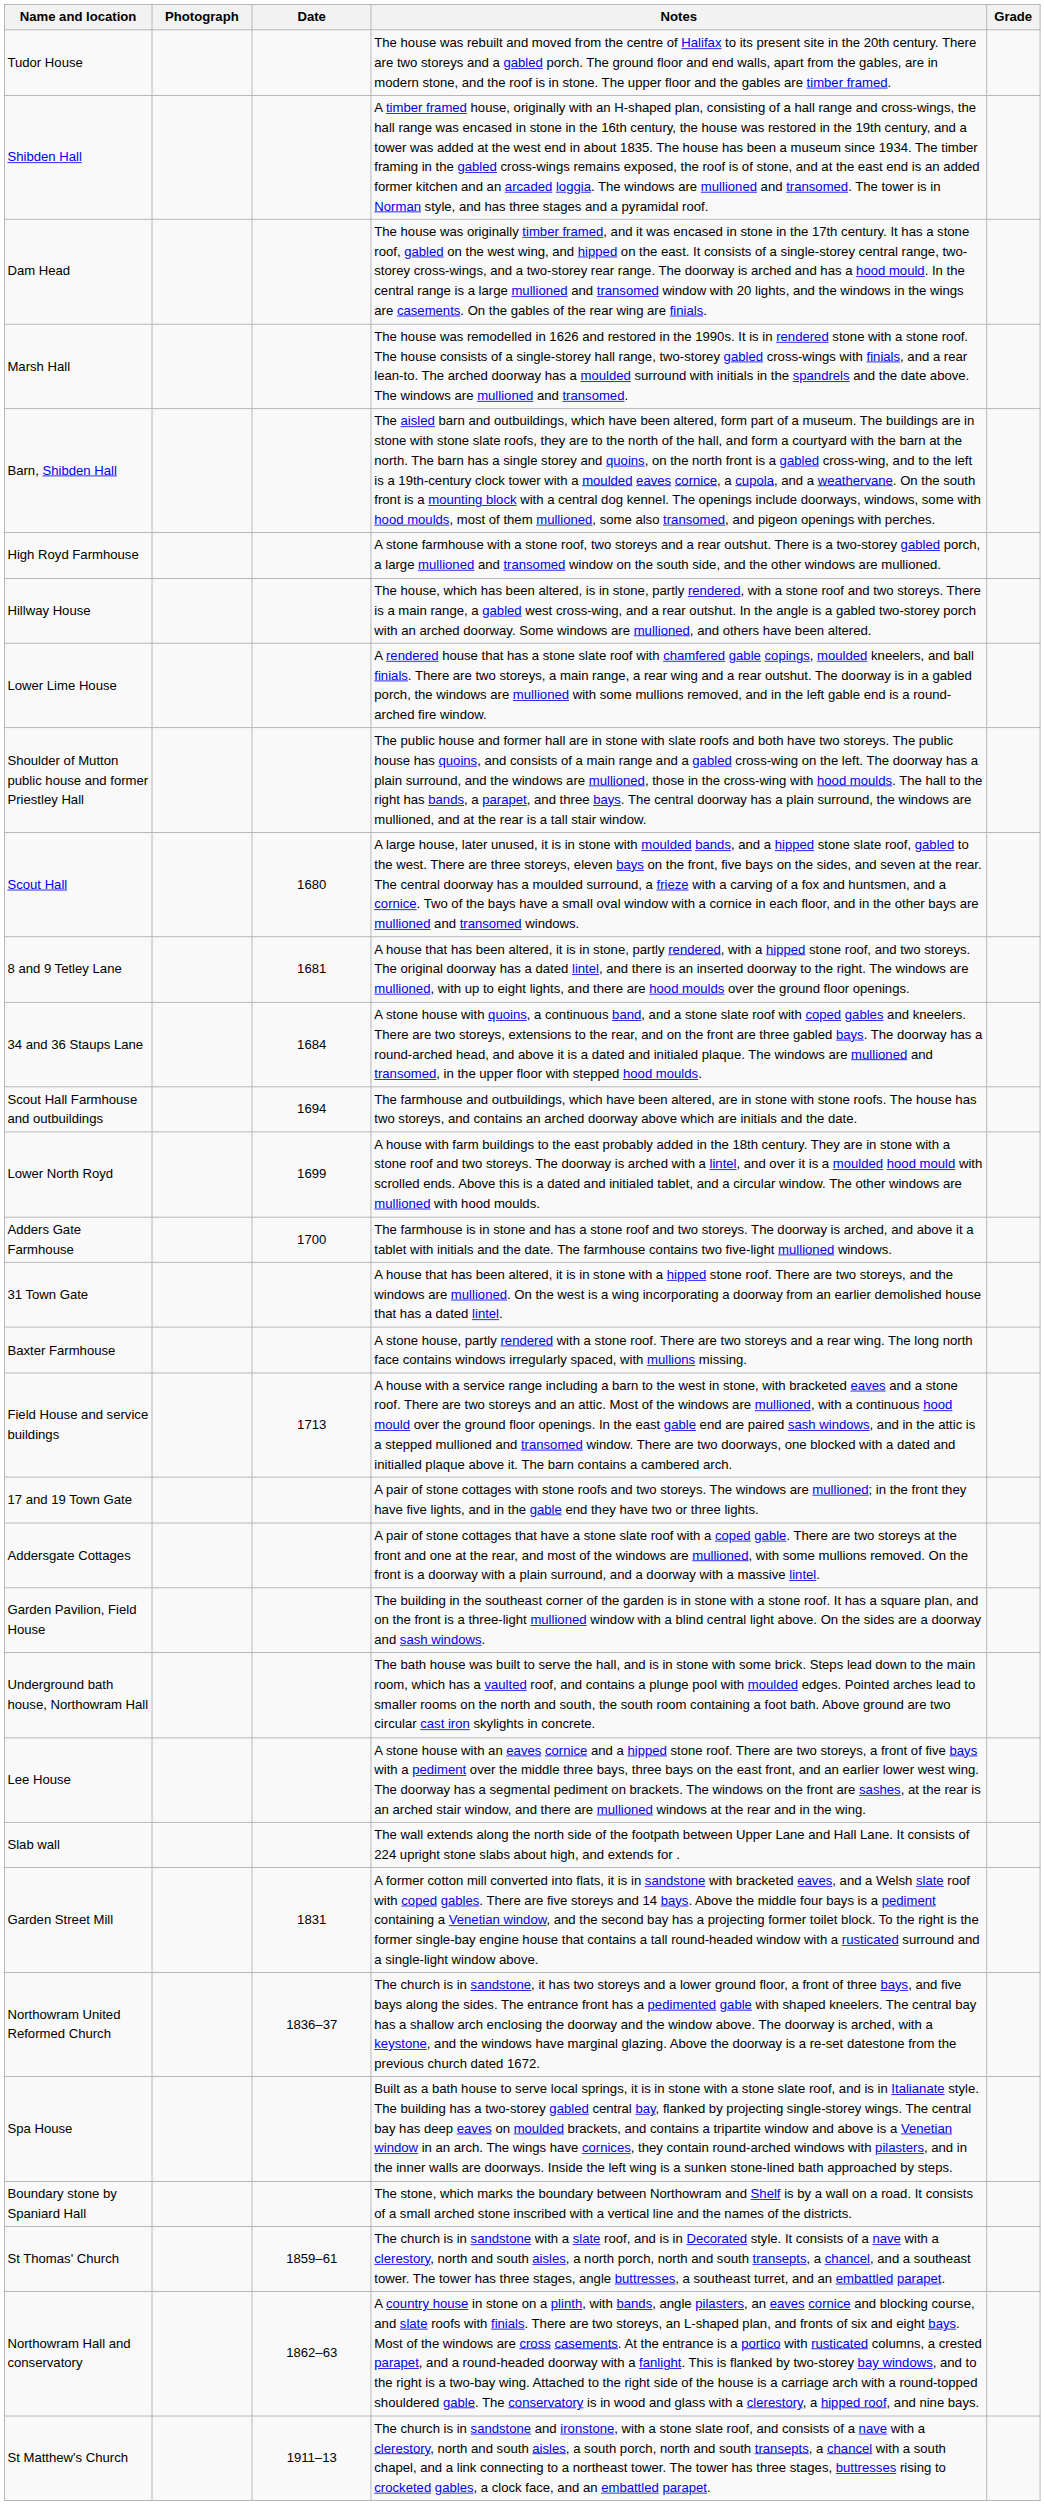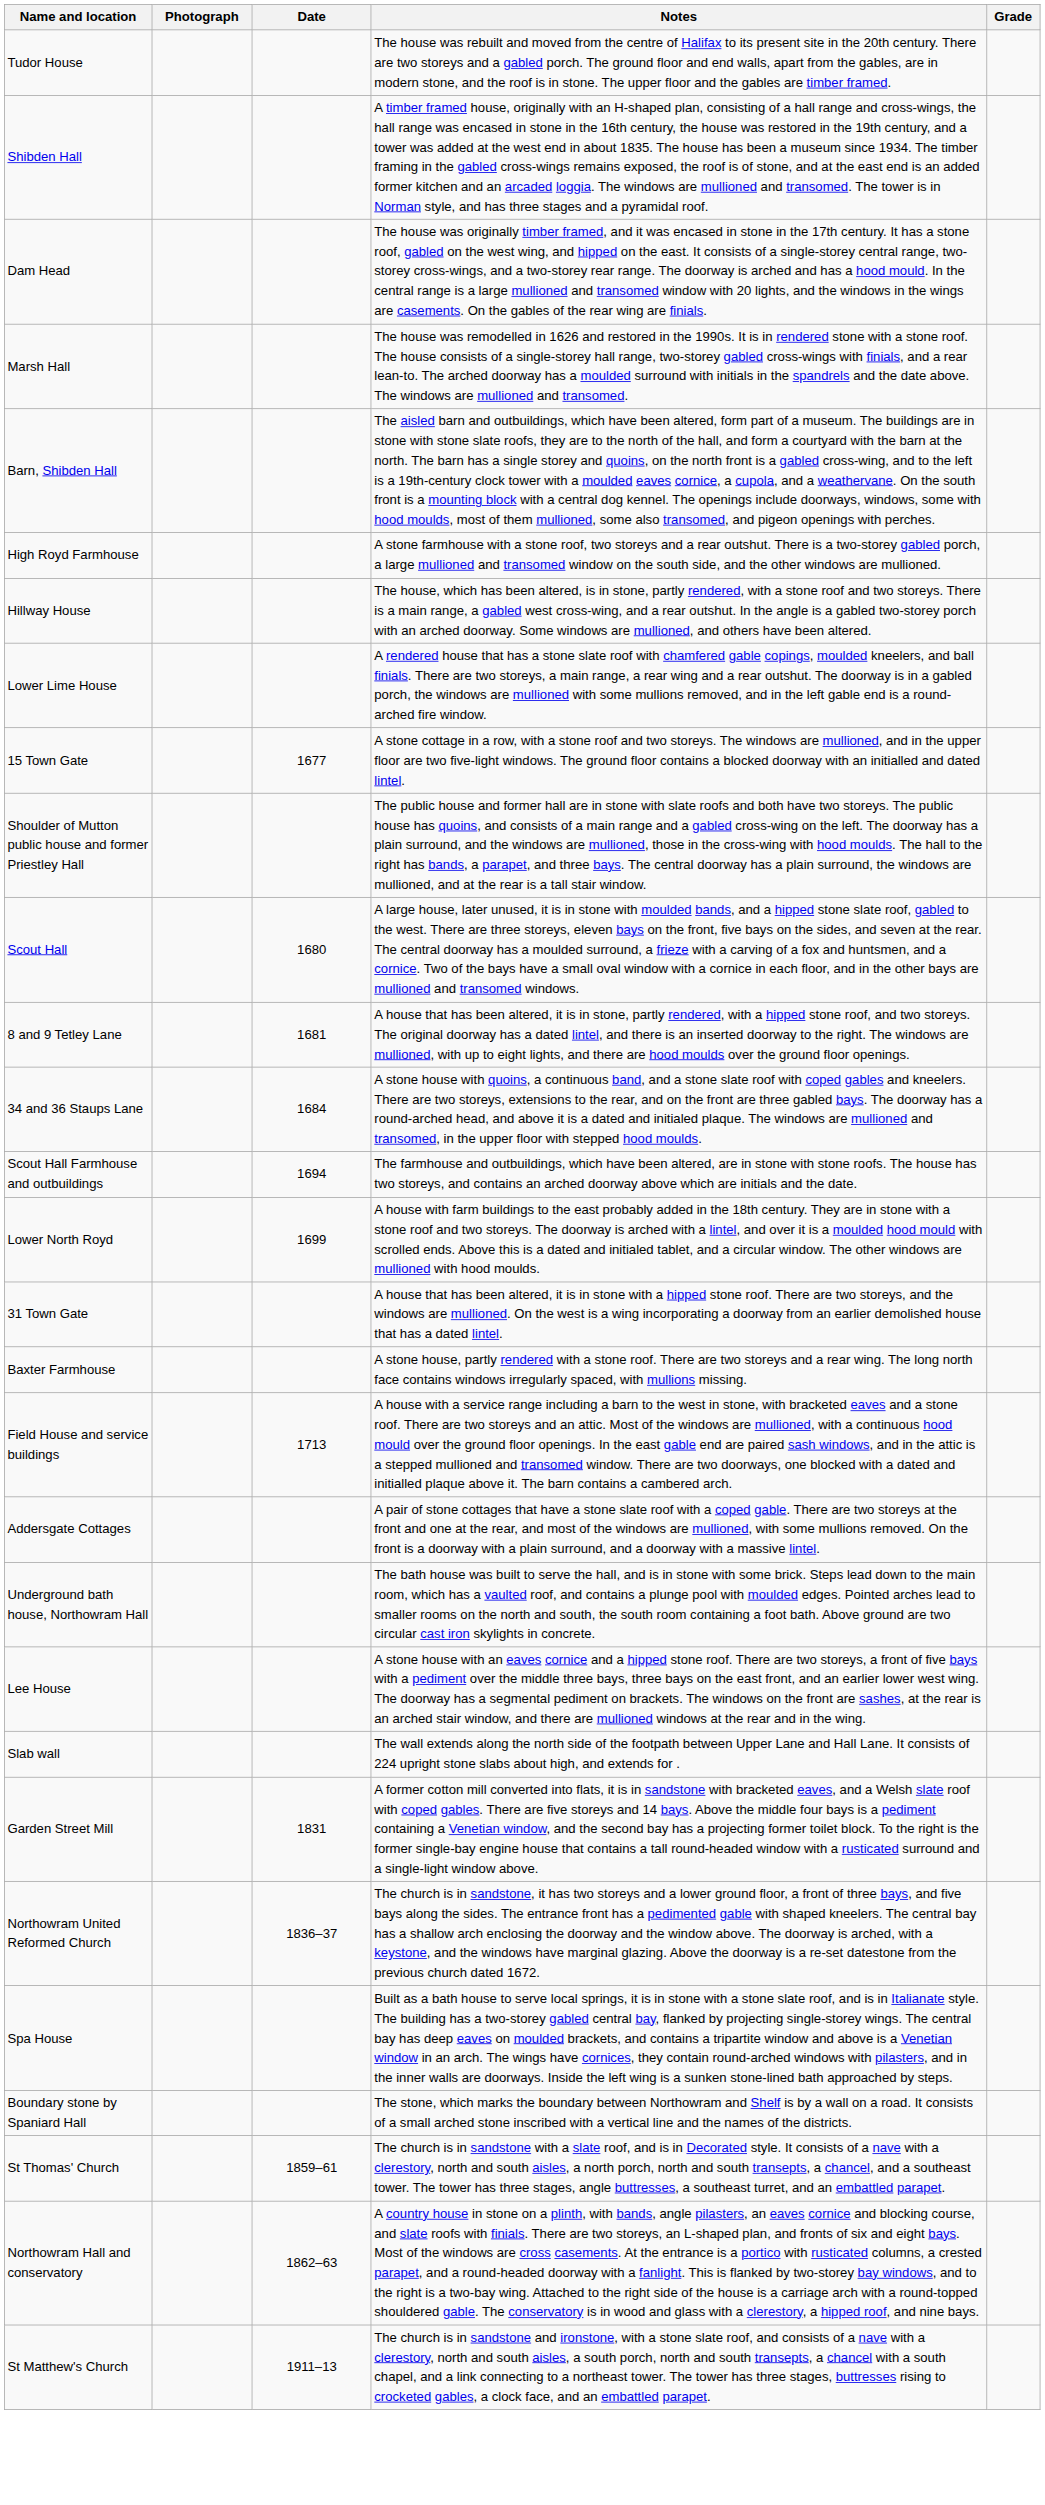+ row: (48, 760)
- row: (44, 1239)
- row: (70, 1500)
- row: (72, 1620)
